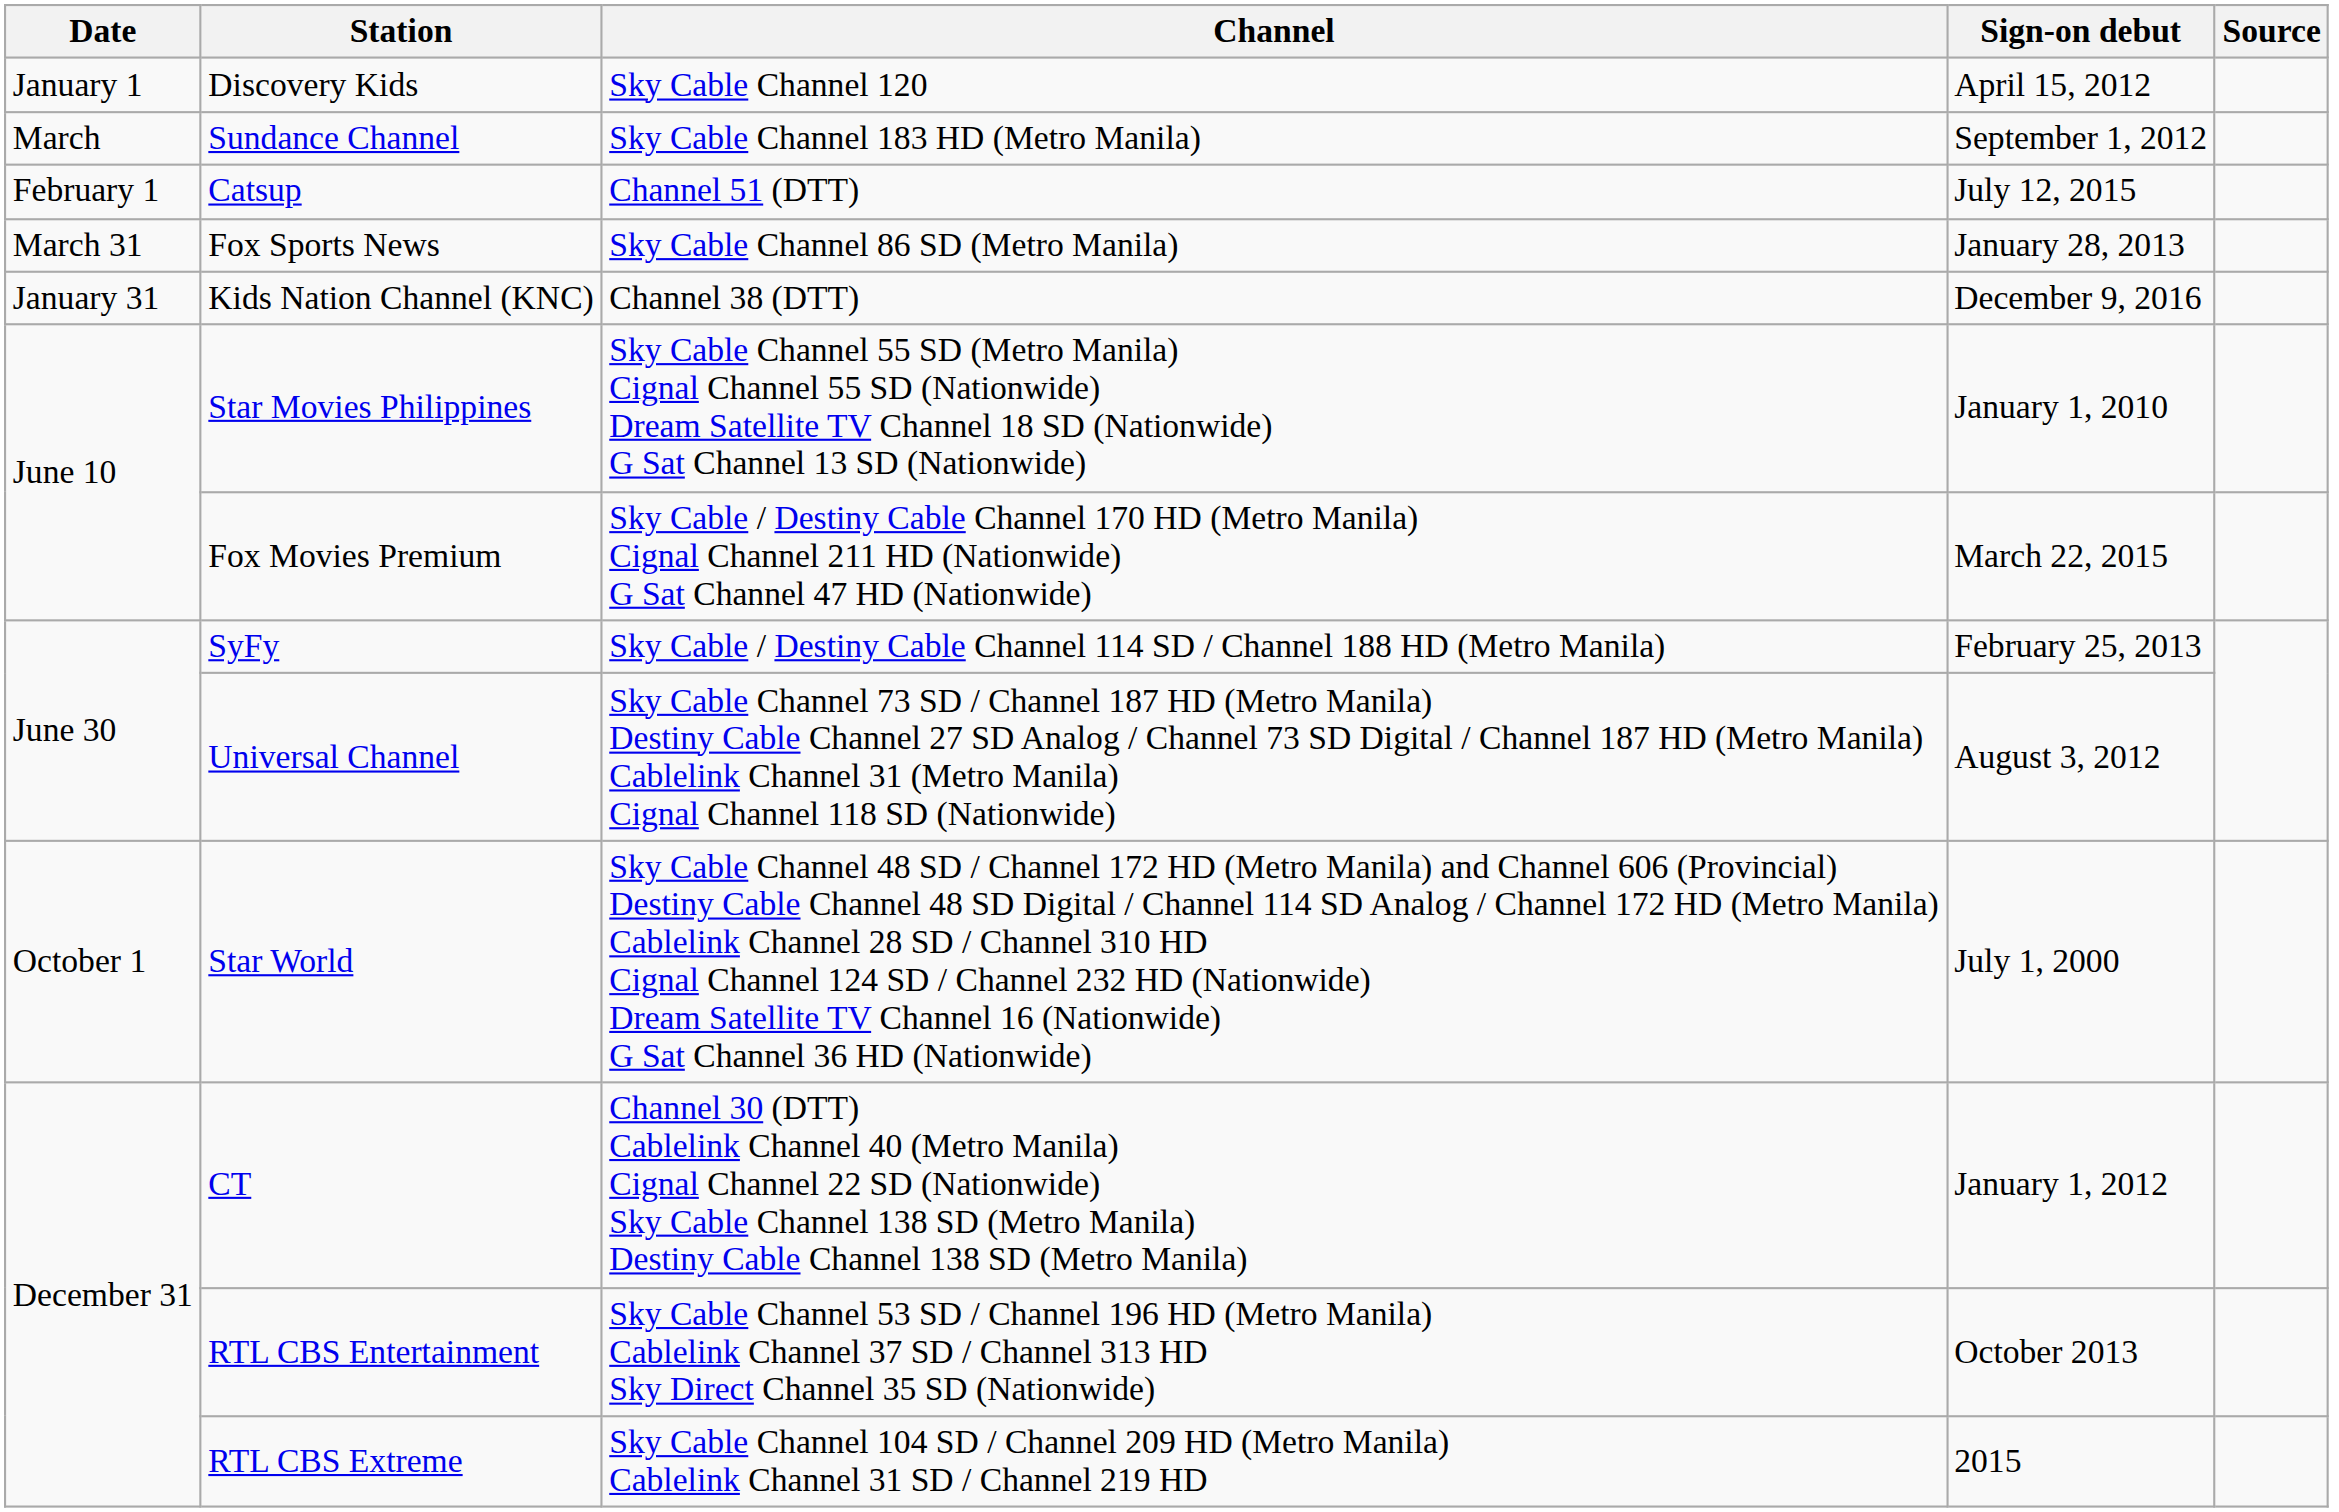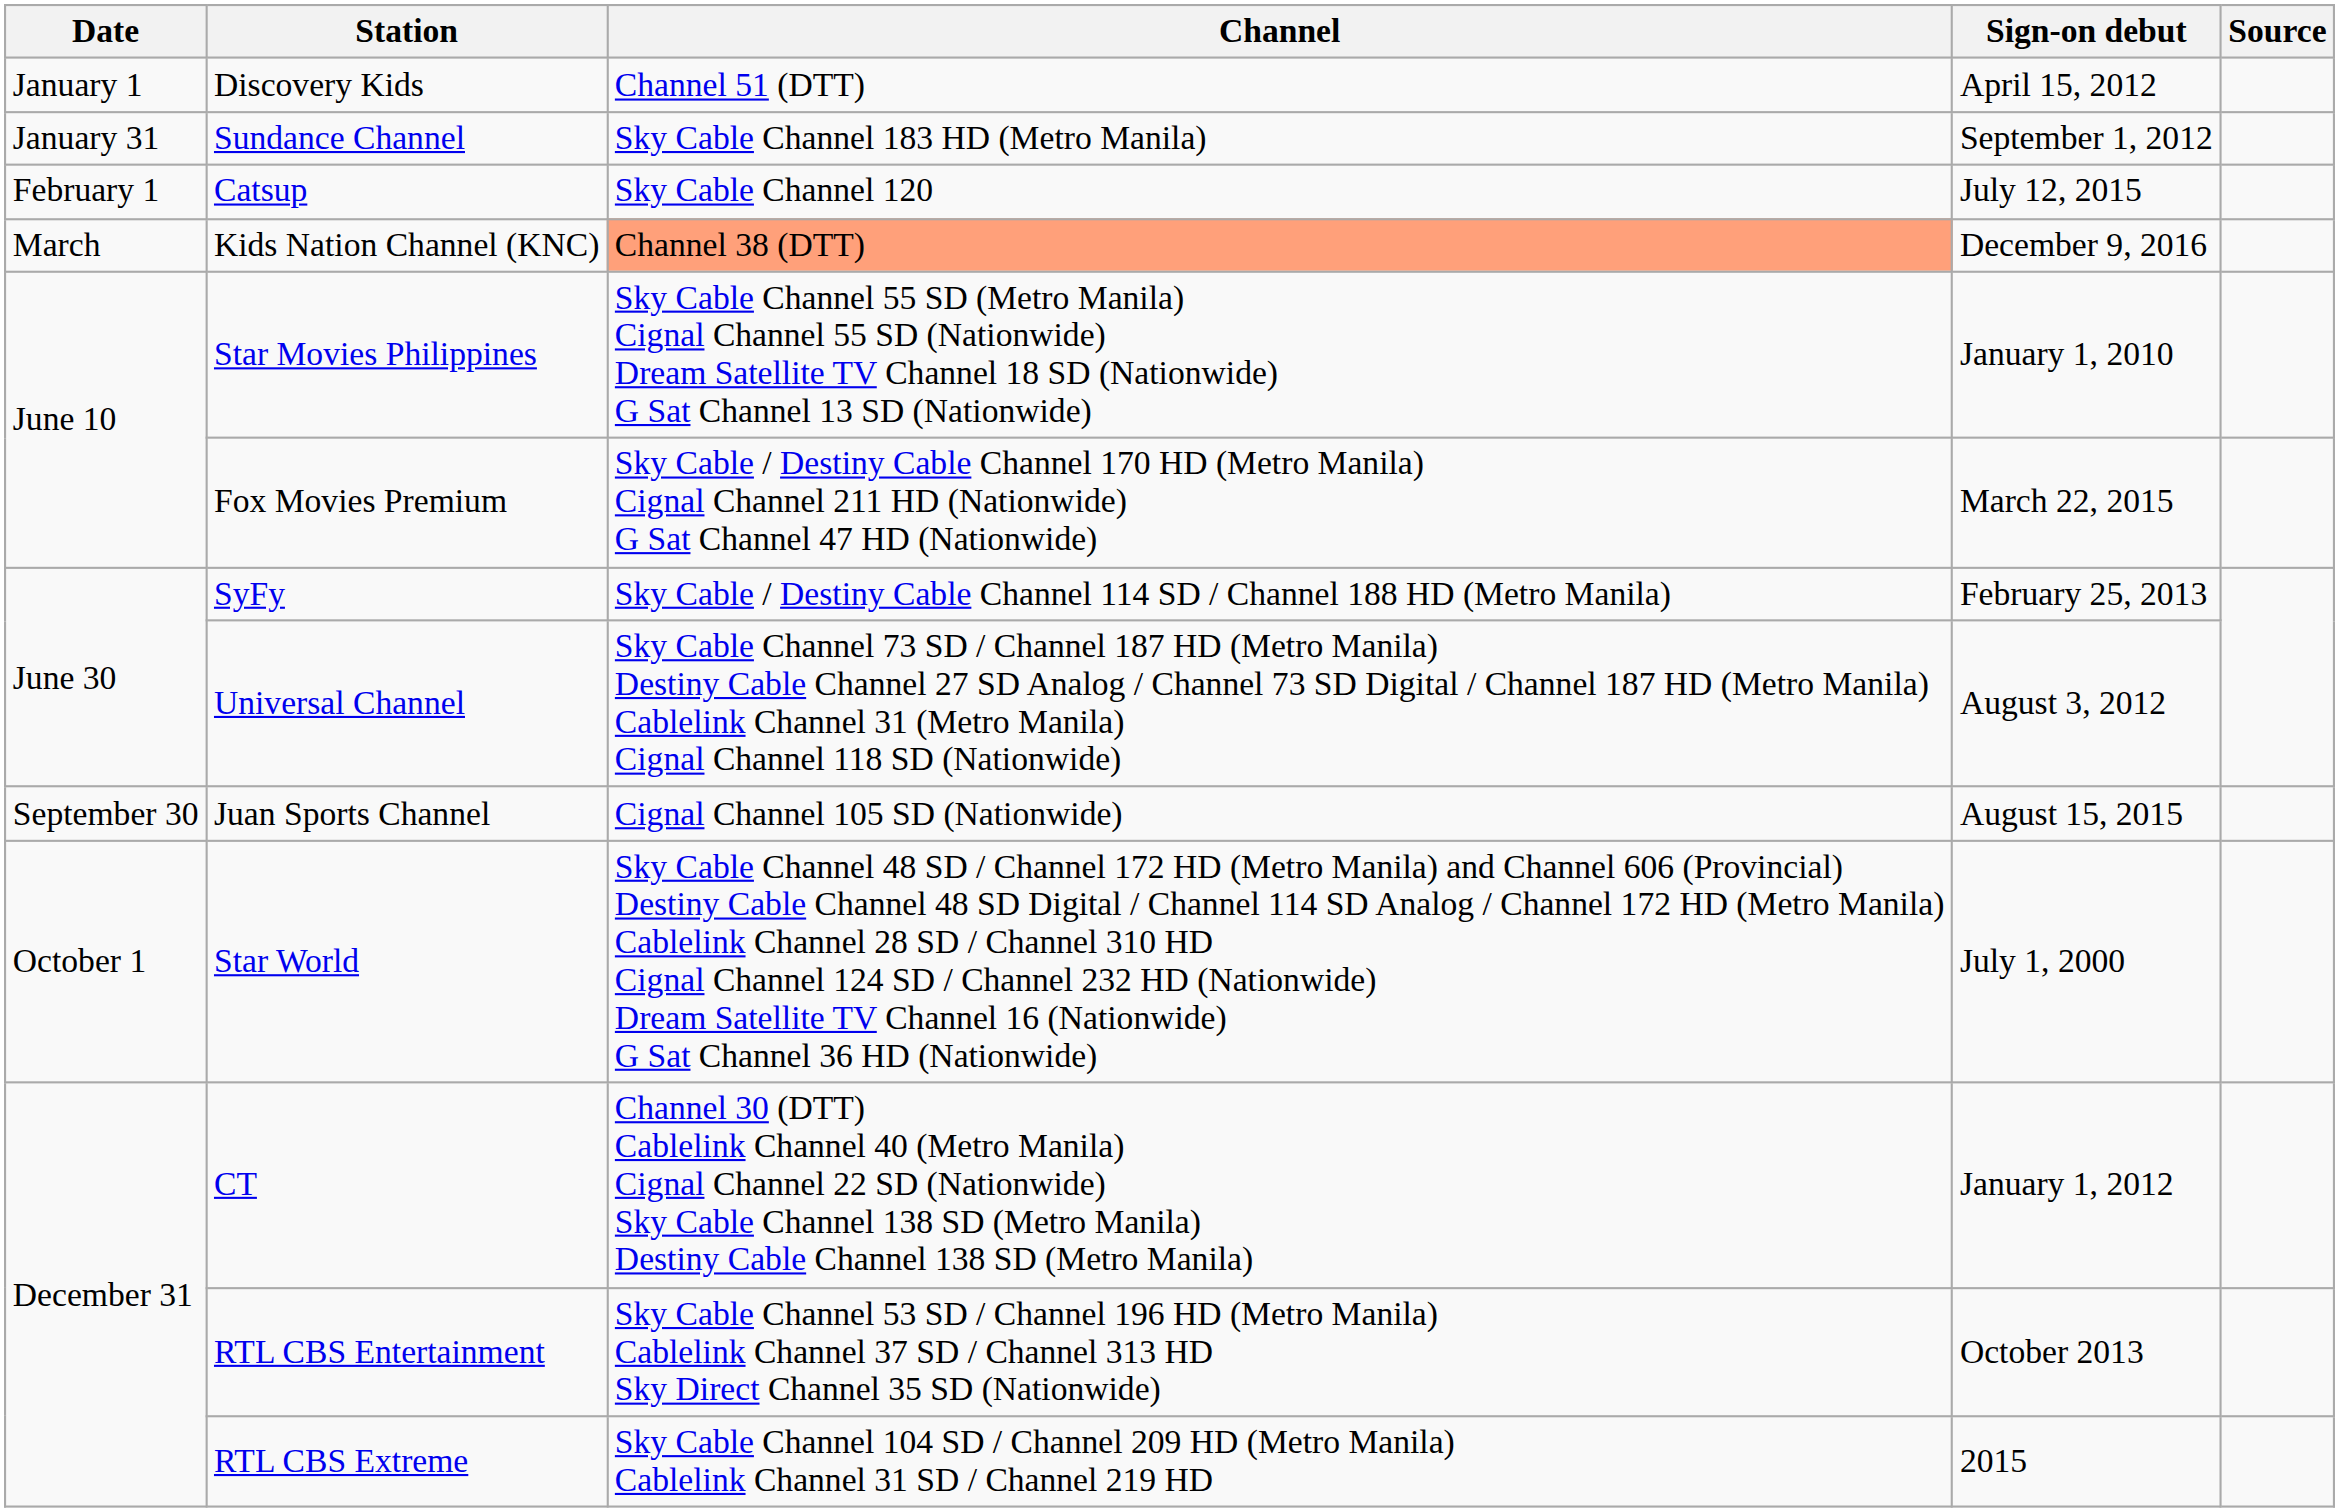(768, 84) Sky Cable Channel 120 -> (740, 84) Channel 51 (DTT)
(57, 137) March -> (86, 137) January 31
(734, 191) Channel 51 (DTT) -> (774, 191) Sky Cable Channel 120
- row: (324, 244)
(86, 297) January 31 -> (57, 244) March
(734, 297) no background -> (740, 244) lightsalmon background
+ row: (352, 813)
